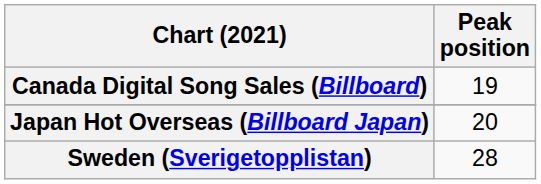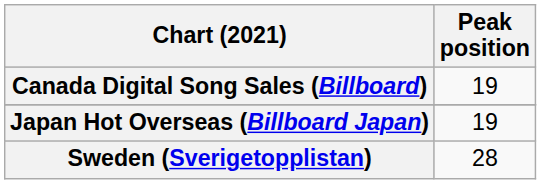(485, 122) 20 -> (485, 122) 19
